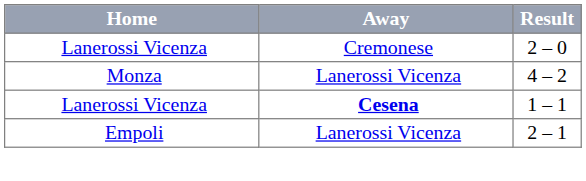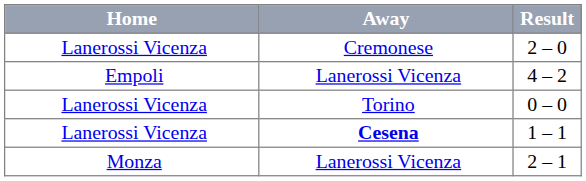(132, 75) Monza -> (132, 75) Empoli
+ row: (547, 104)
(132, 132) Empoli -> (132, 161) Monza
